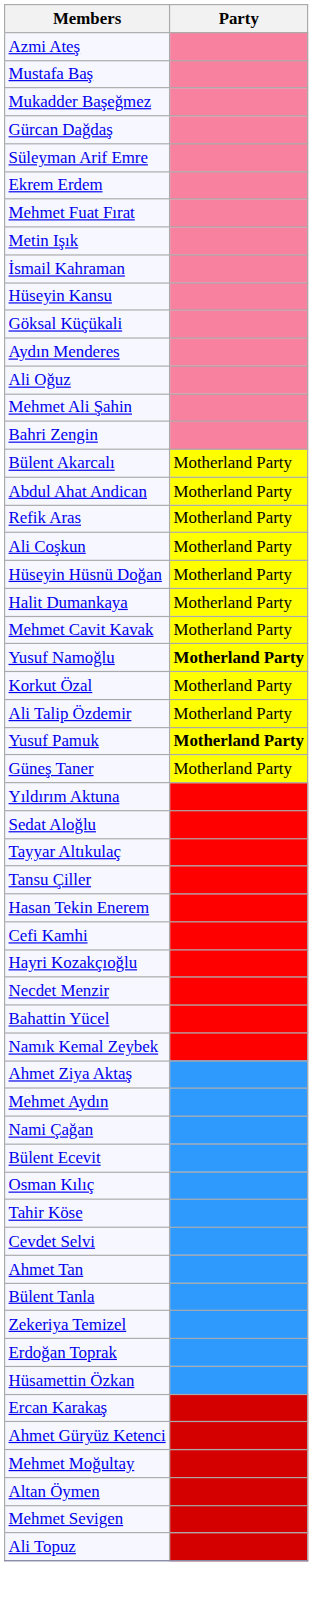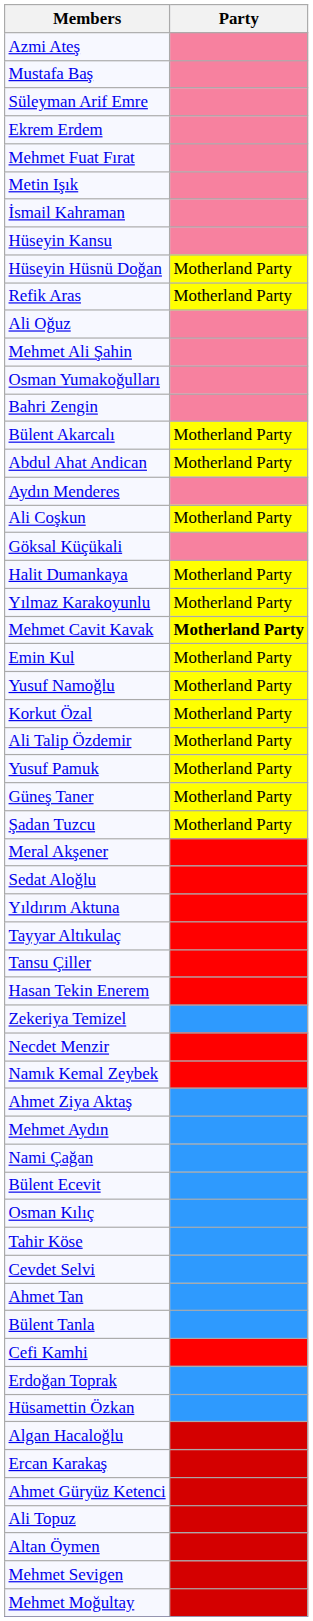- row: (80, 102)
- row: (61, 129)
rows swapped: (65, 324) <-> (85, 574)
rows swapped: (64, 352) <-> (45, 518)
+ row: (84, 380)
+ row: (79, 602)
(233, 630) normal -> (239, 630) bold
+ row: (42, 657)
(239, 657) bold -> (233, 685) normal
(239, 741) bold -> (233, 769) normal
+ row: (52, 824)
+ row: (58, 852)
rows swapped: (64, 796) <-> (52, 824)
rows swapped: (48, 935) <-> (67, 1324)
- row: (73, 963)
- row: (59, 1019)
+ row: (66, 1435)
rows swapped: (71, 1463) <-> (42, 1547)
